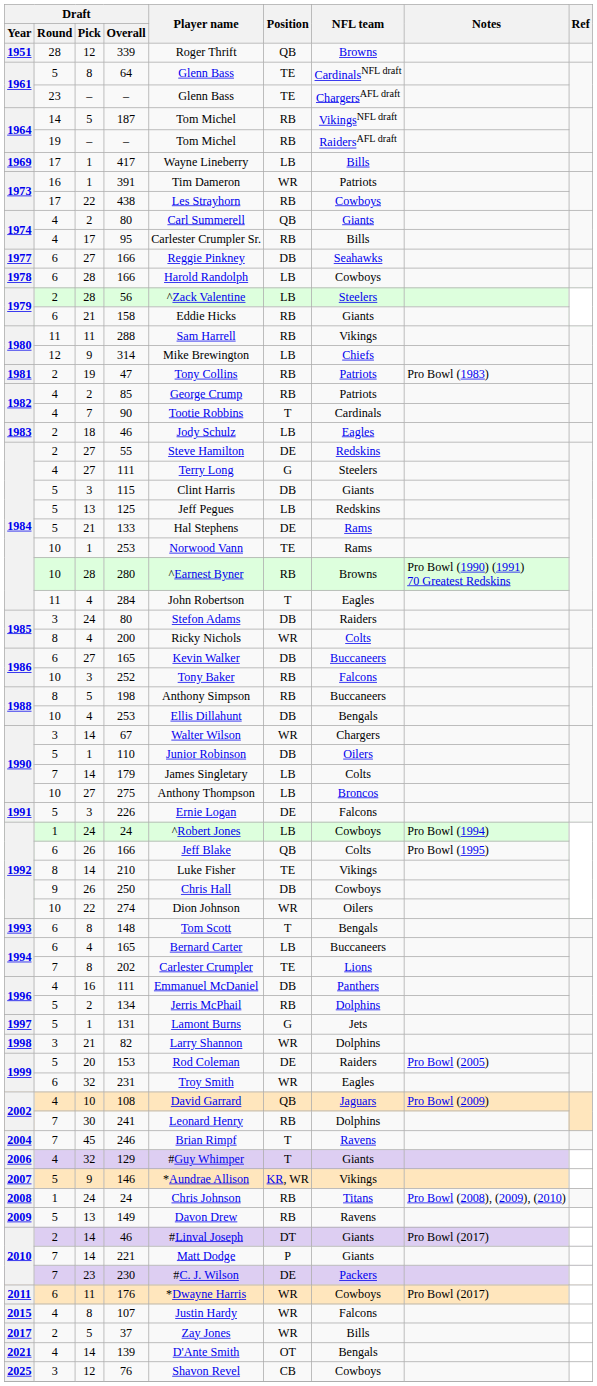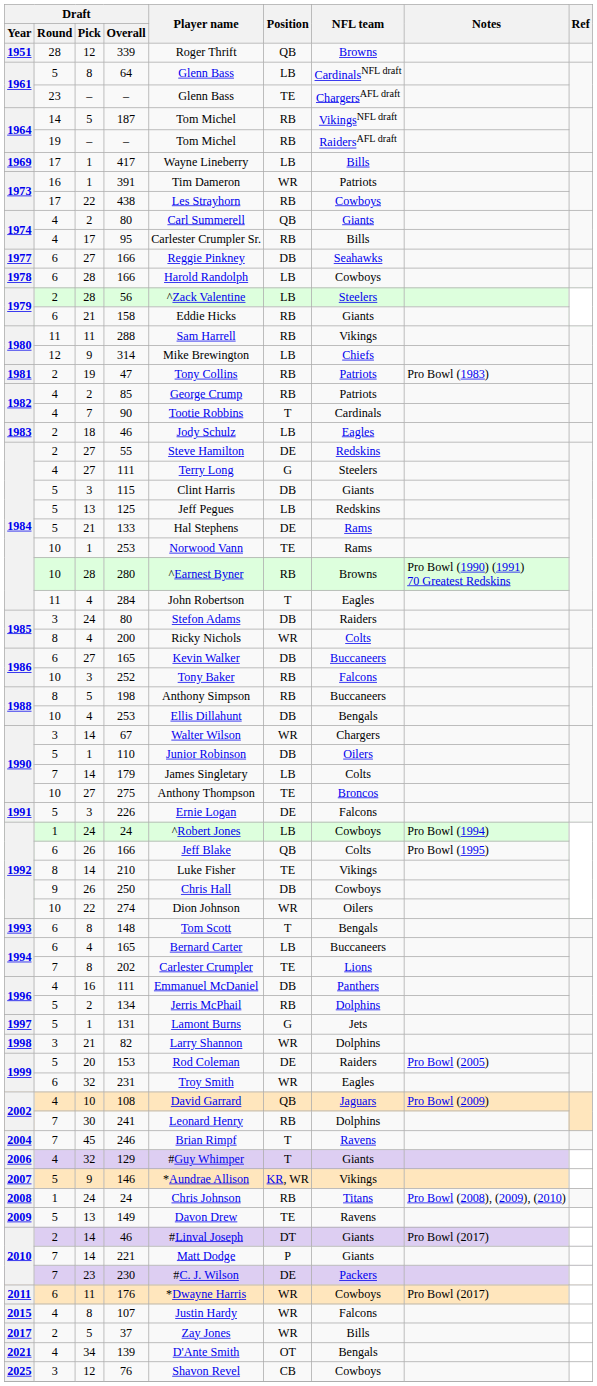(288, 73) TE -> (288, 73) LB
(288, 793) LB -> (288, 793) TE
(288, 1217) RB -> (288, 1217) TE
(89, 1352) 14 -> (89, 1352) 34
